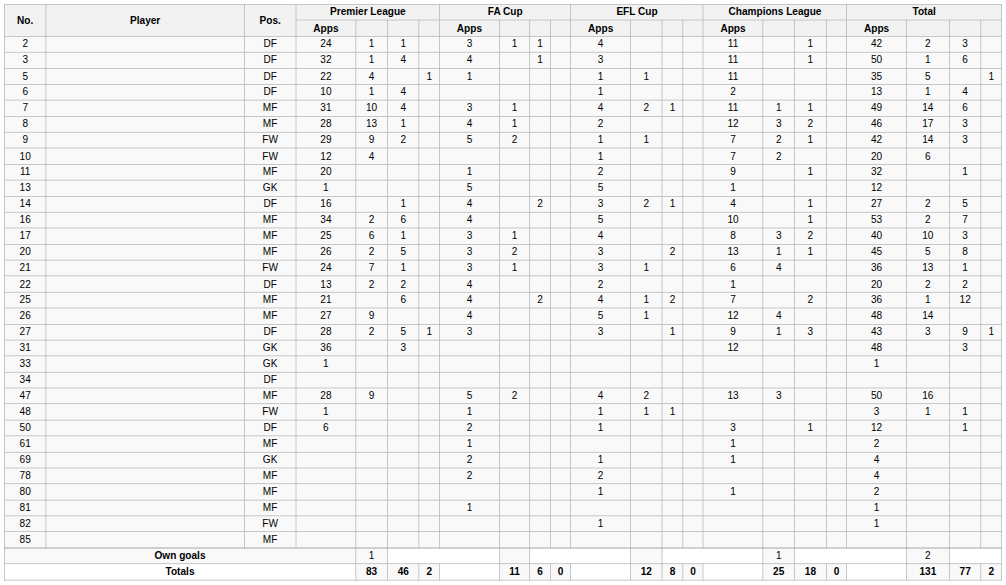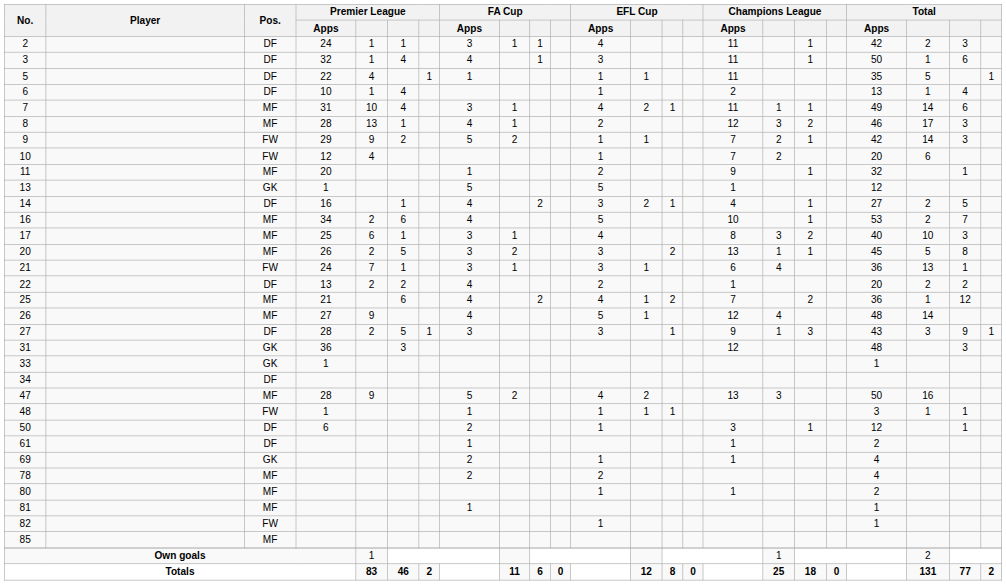(270, 444) MF -> (270, 444) DF
